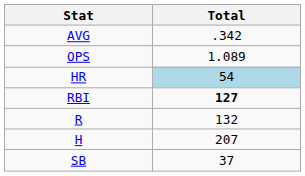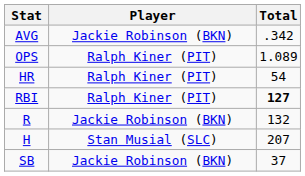+ column: (153, 15)
(227, 77) lightblue background -> (278, 77) no background
